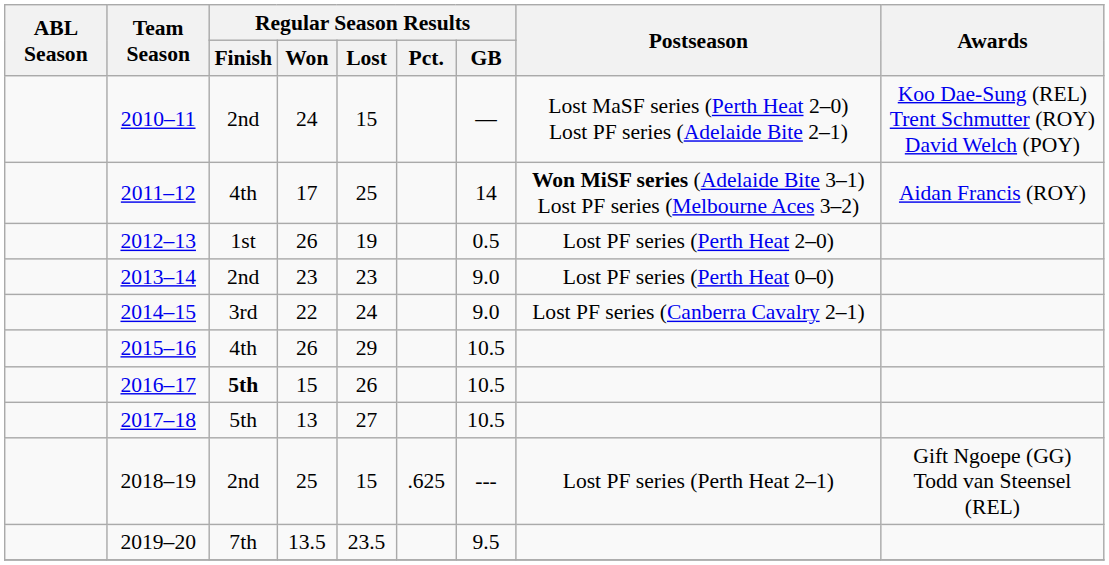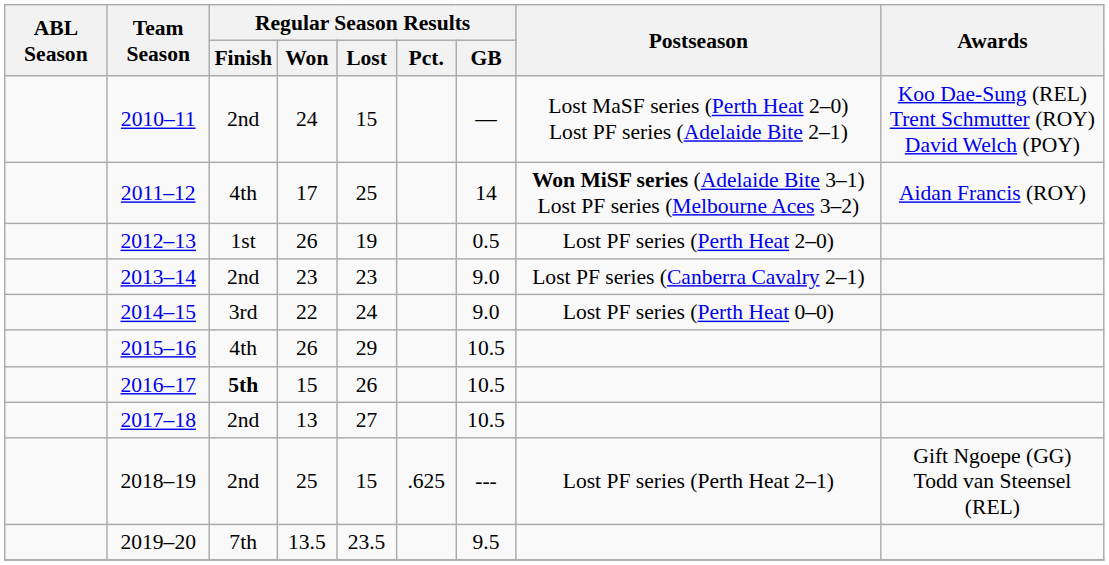(698, 277) Lost PF series (Perth Heat 0–0) -> (698, 277) Lost PF series (Canberra Cavalry 2–1)
(698, 312) Lost PF series (Canberra Cavalry 2–1) -> (698, 312) Lost PF series (Perth Heat 0–0)
(243, 419) 5th -> (243, 419) 2nd
